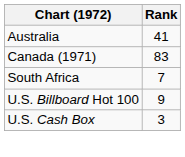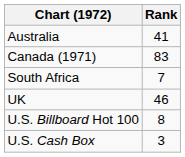+ row: (17, 99)
(161, 99) 9 -> (161, 120) 8
